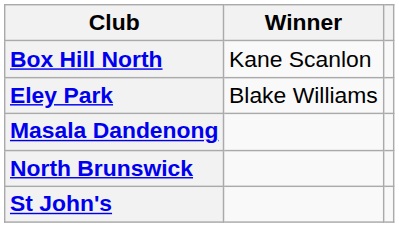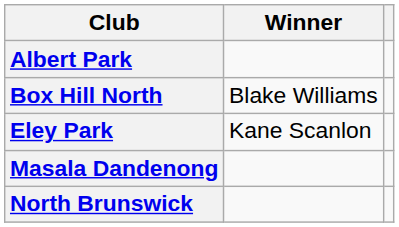+ row: (71, 58)
(300, 58) Kane Scanlon -> (303, 95) Blake Williams
(303, 95) Blake Williams -> (300, 131) Kane Scanlon
- row: (61, 204)
